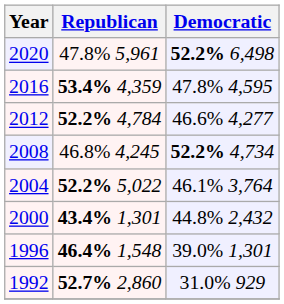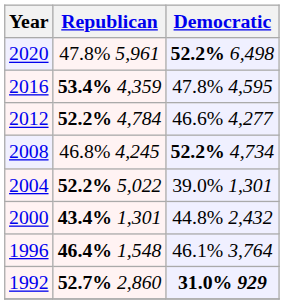(222, 184) 46.1% 3,764 -> (222, 184) 39.0% 1,301
(222, 249) 39.0% 1,301 -> (222, 249) 46.1% 3,764
(222, 282) normal -> (222, 282) bold
